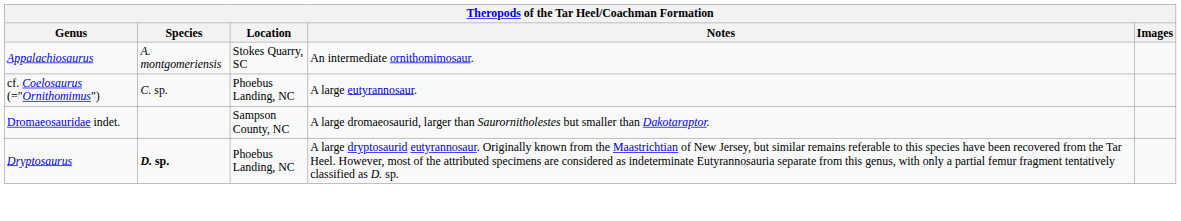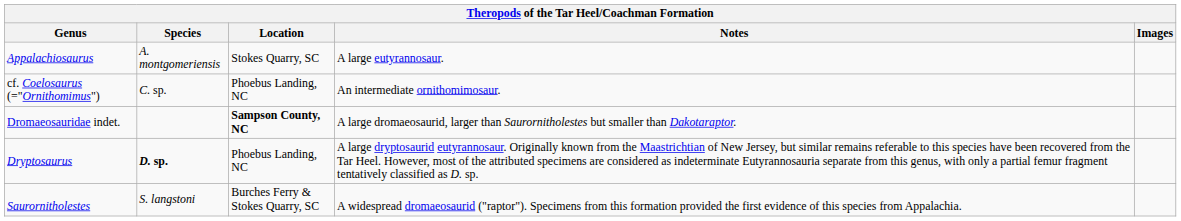(392, 58) An intermediate ornithomimosaur. -> (390, 58) A large eutyrannosaur.
(364, 90) A large eutyrannosaur. -> (419, 90) An intermediate ornithomimosaur.
(261, 122) normal -> (276, 122) bold
+ row: (49, 206)
